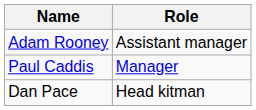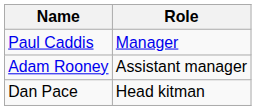rows swapped: (51, 67) <-> (58, 42)
